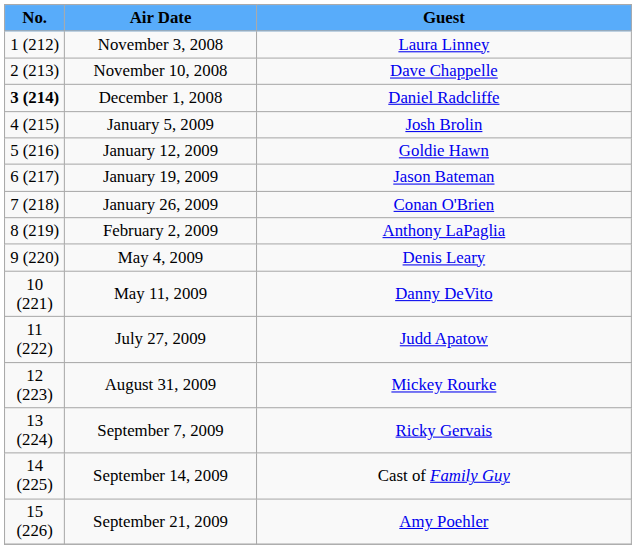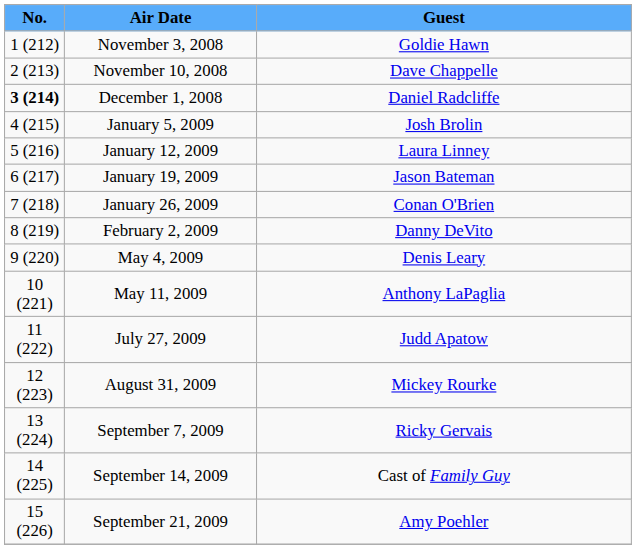(444, 44) Laura Linney -> (444, 44) Goldie Hawn
(444, 151) Goldie Hawn -> (444, 151) Laura Linney
(444, 230) Anthony LaPaglia -> (444, 230) Danny DeVito
(444, 293) Danny DeVito -> (444, 293) Anthony LaPaglia
